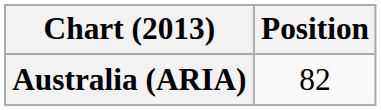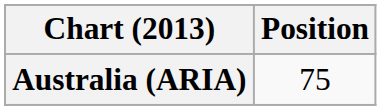(315, 79) 82 -> (315, 79) 75
